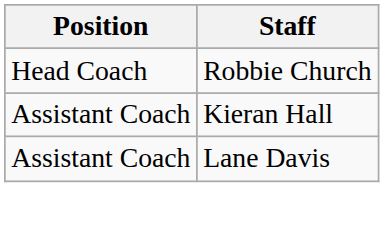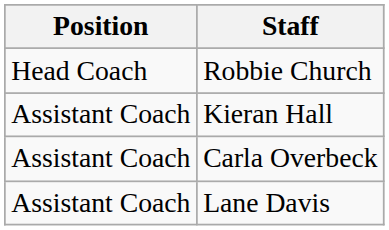+ row: (290, 158)
